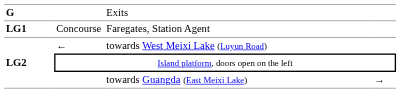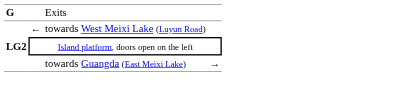- row: (79, 29)
